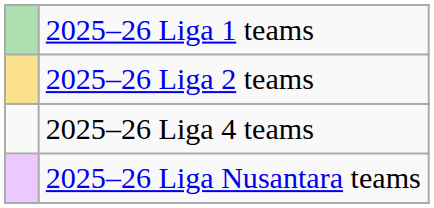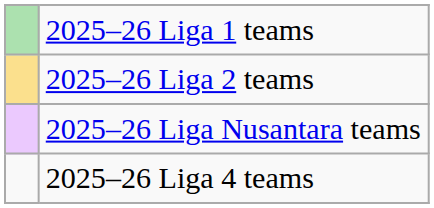rows swapped: (233, 178) <-> (180, 128)
